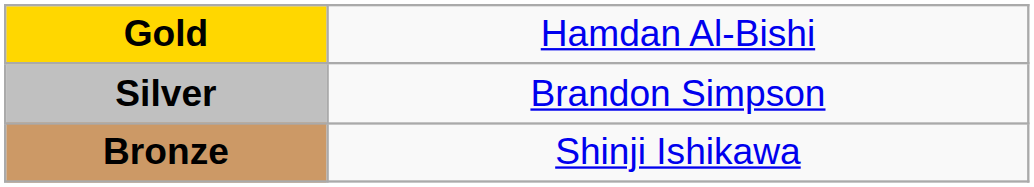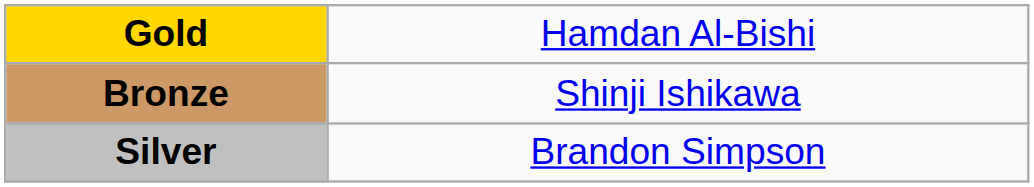rows swapped: (166, 92) <-> (166, 151)
